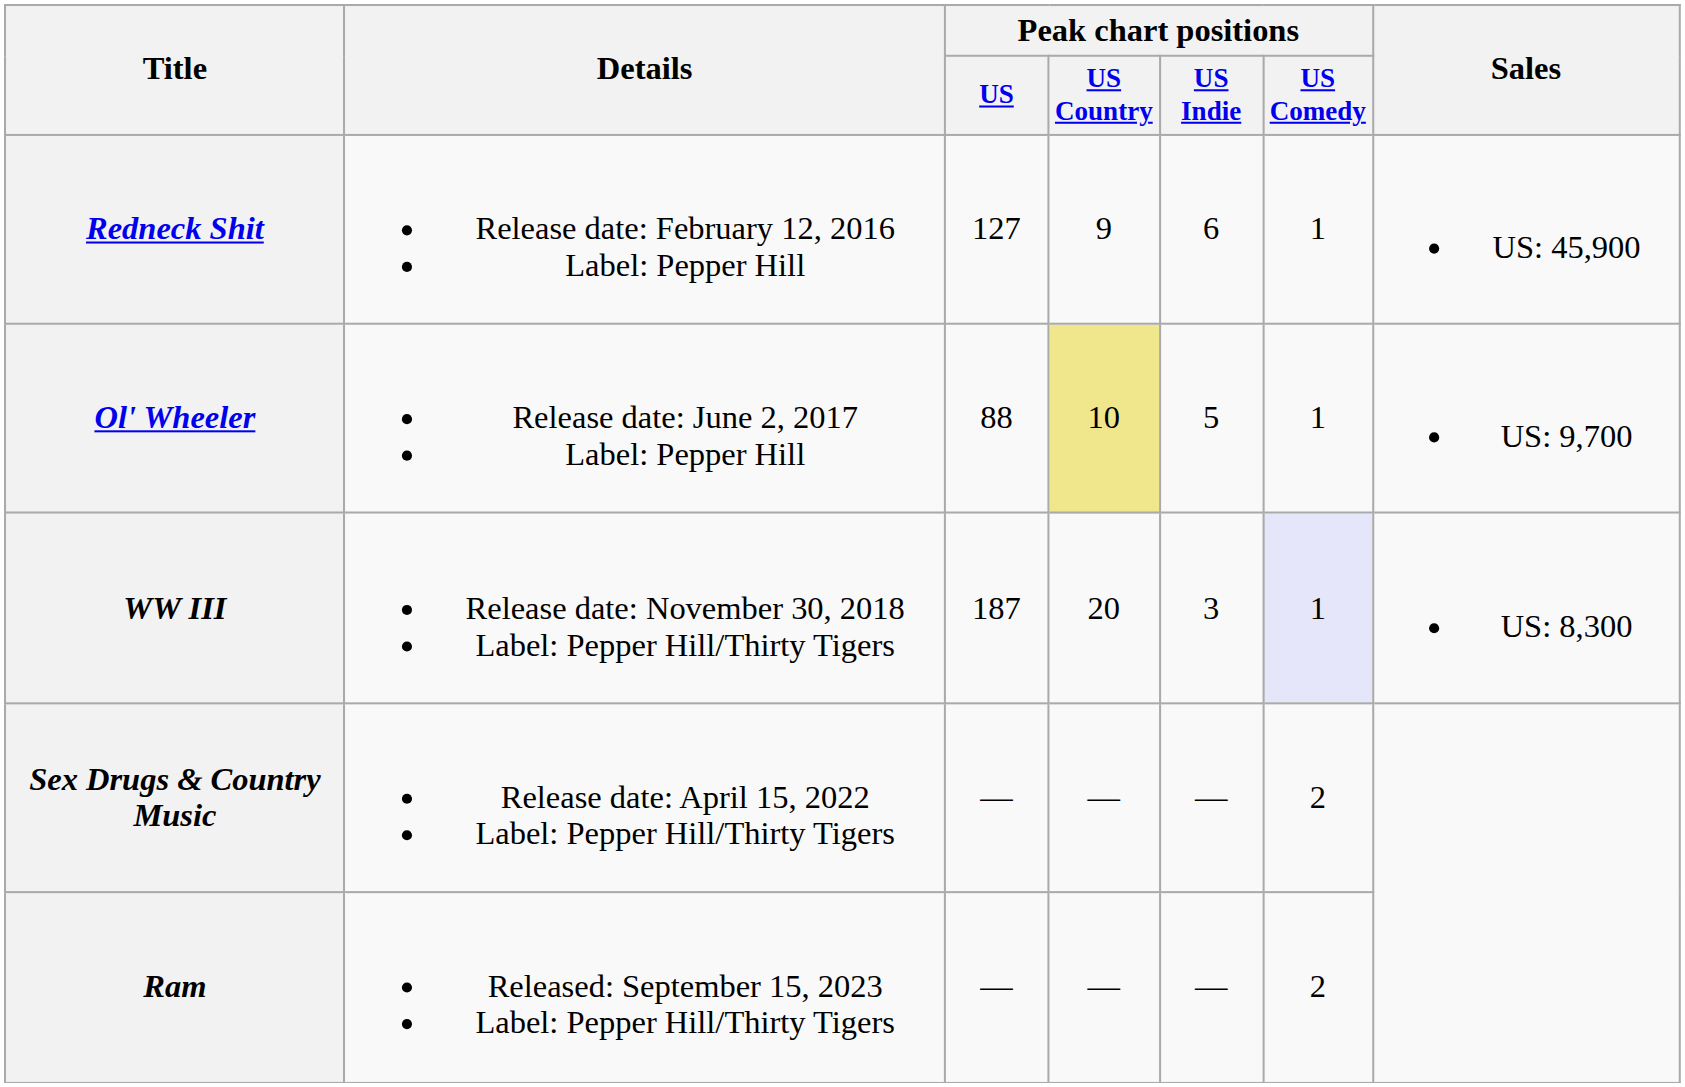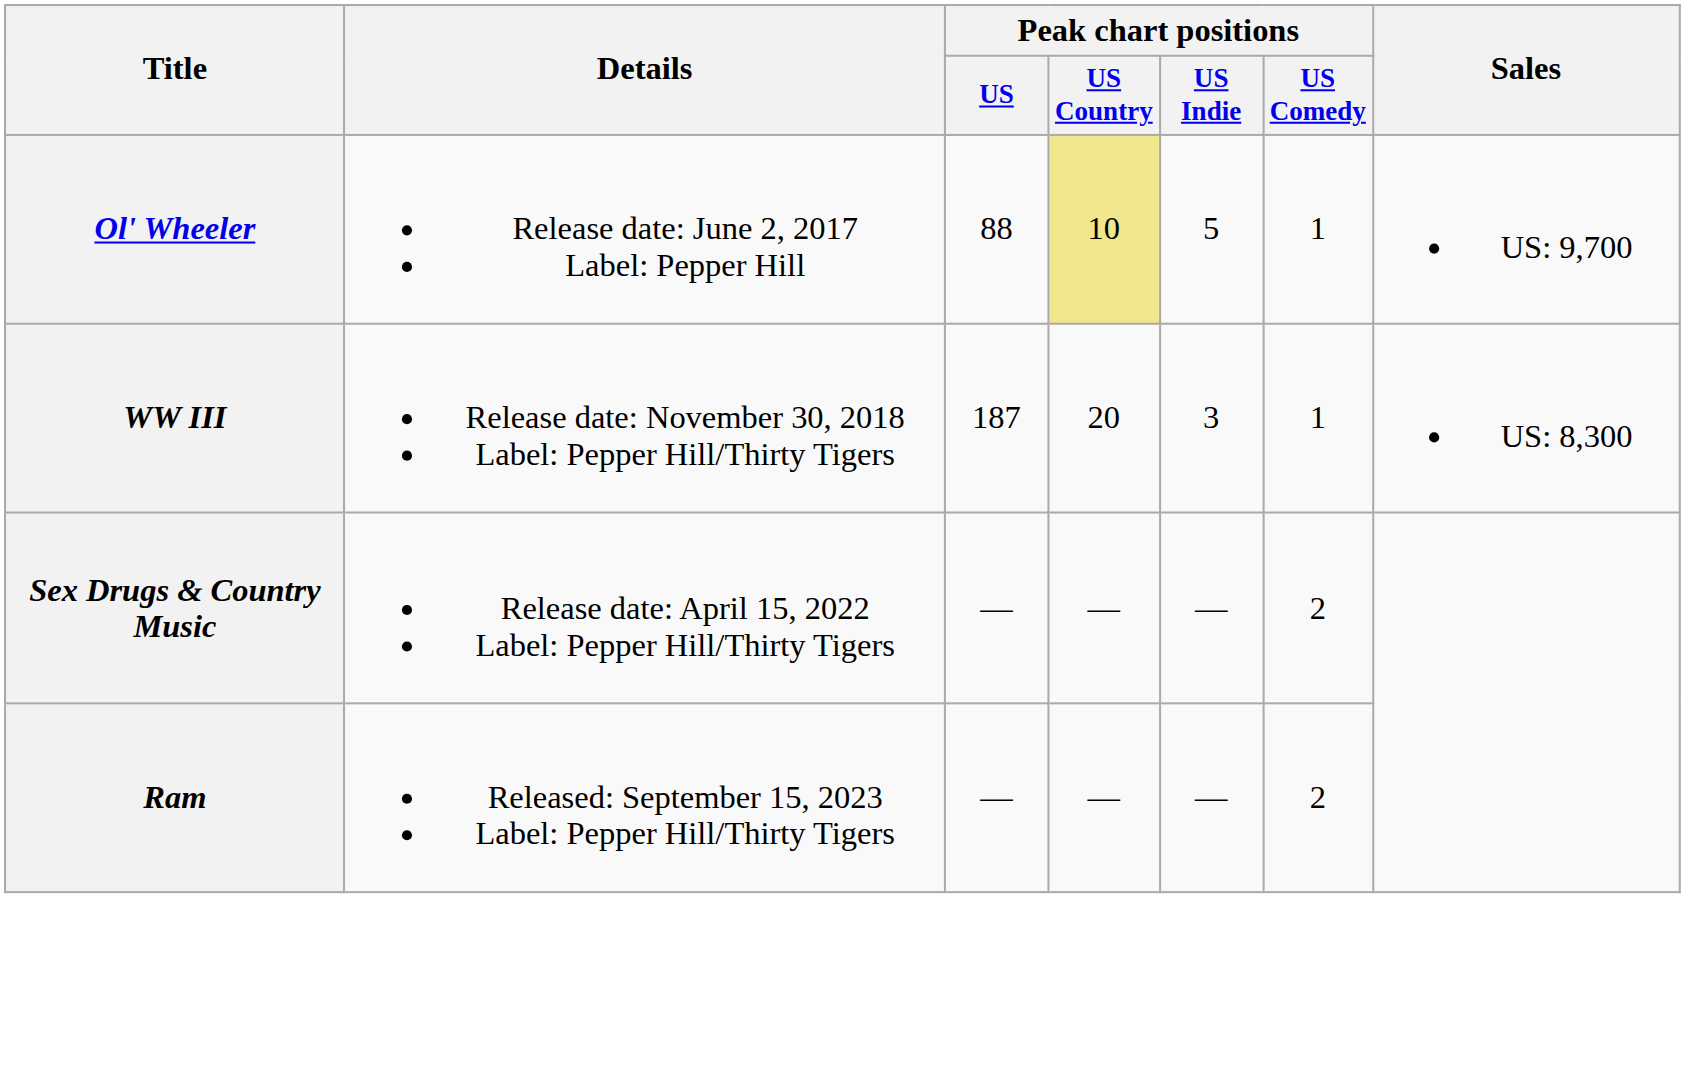- row: (175, 228)
(1318, 607) lavender background -> (1318, 418) no background
